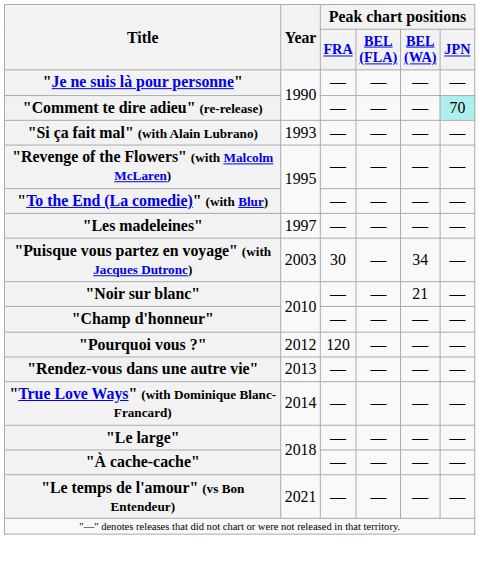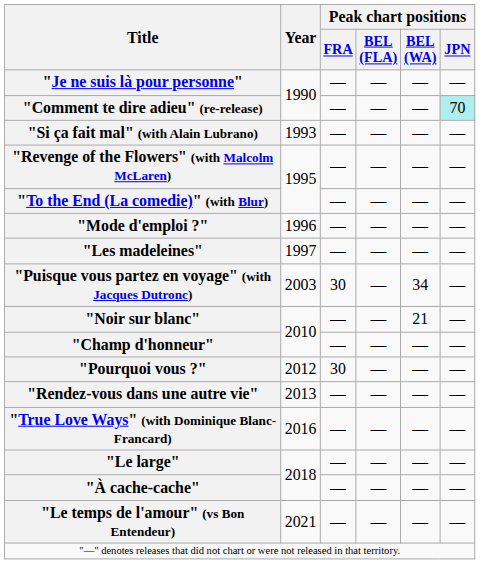+ row: (143, 225)
(338, 344) 120 -> (338, 369) 30
(301, 403) 2014 -> (301, 428) 2016
